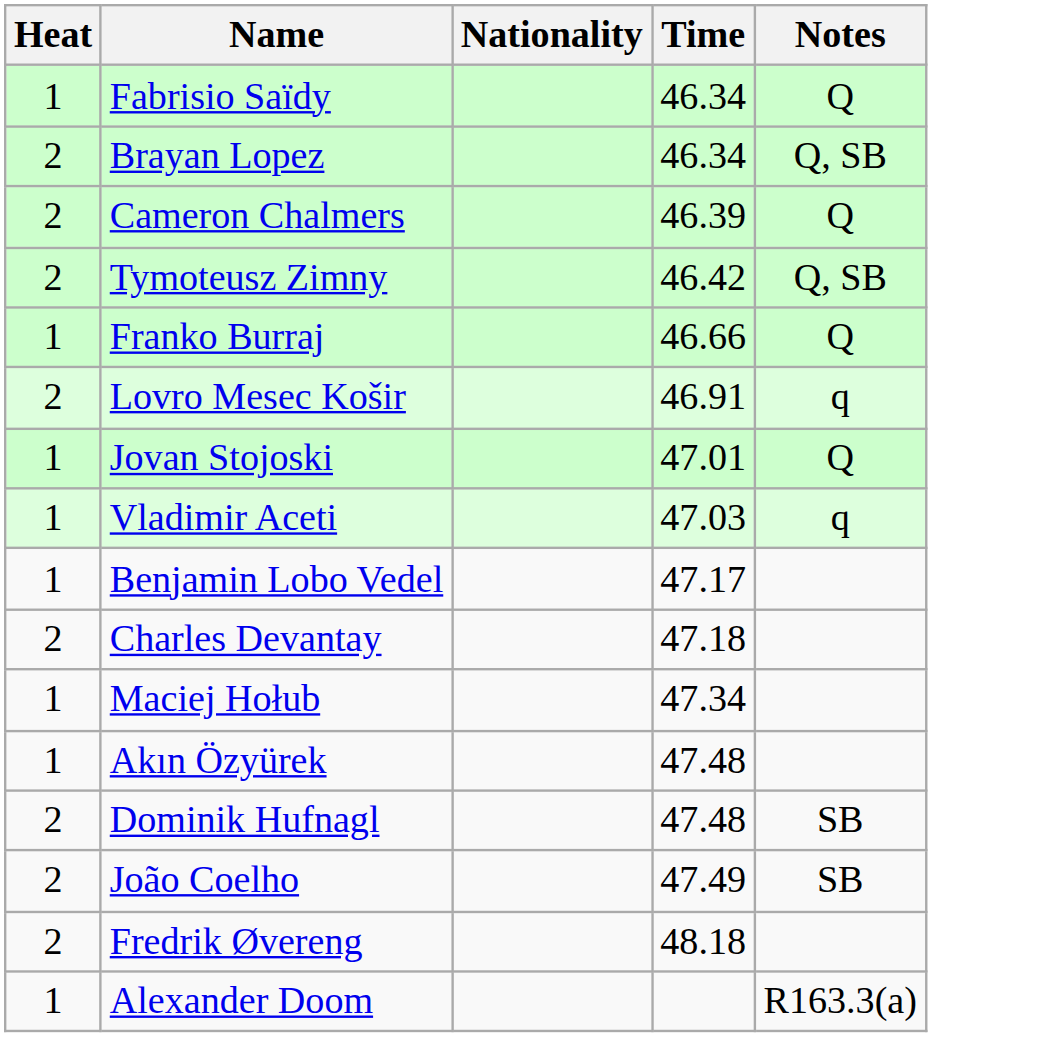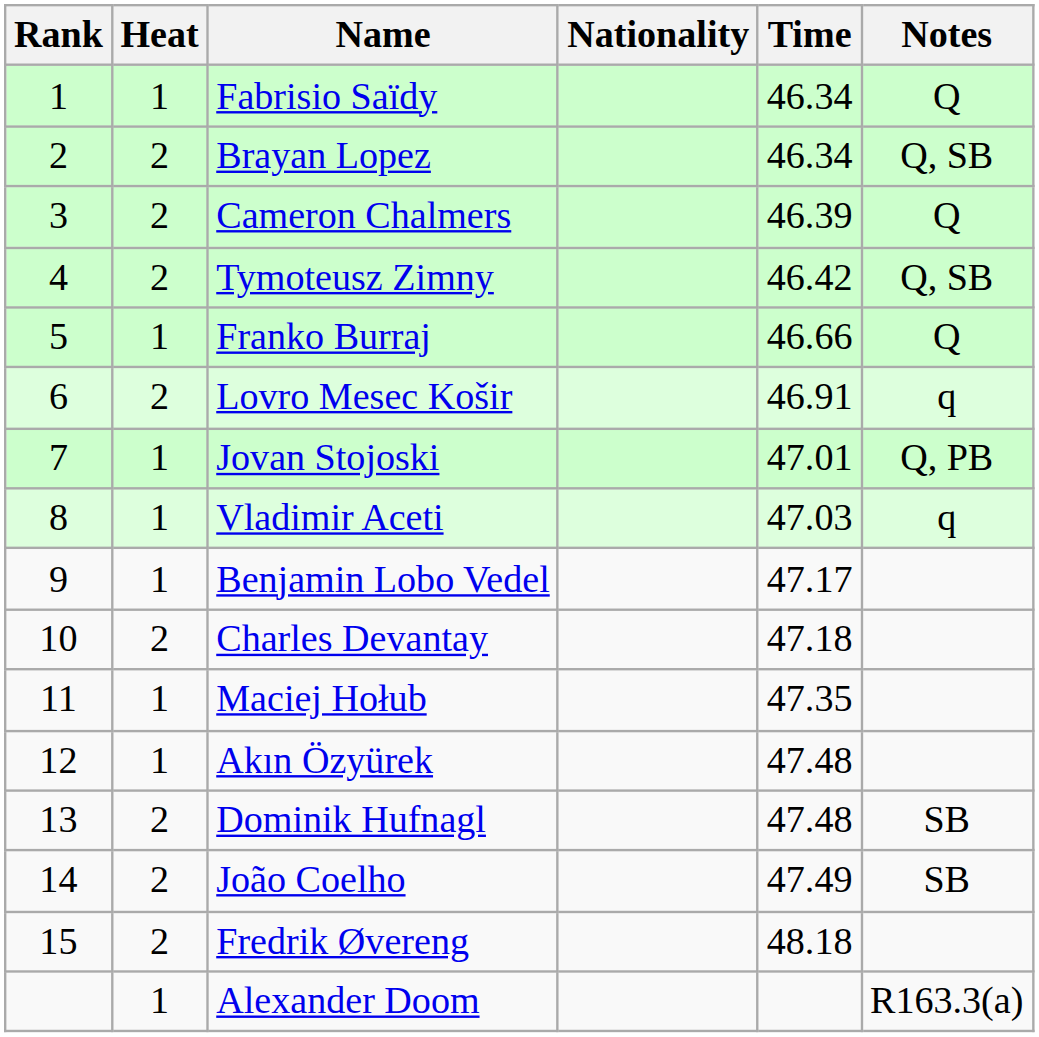+ column: (58, 34)
(840, 457) Q -> (947, 457) Q, PB
(703, 699) 47.34 -> (810, 699) 47.35
